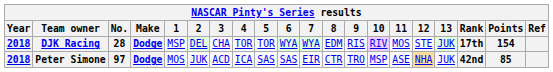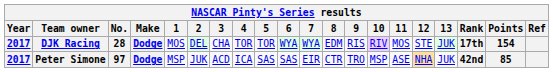(19, 44) 2018 -> (19, 44) 2017
(176, 44) MSP -> (176, 44) MOS
(19, 60) 2018 -> (19, 60) 2017
(176, 60) MOS -> (176, 60) MSP
